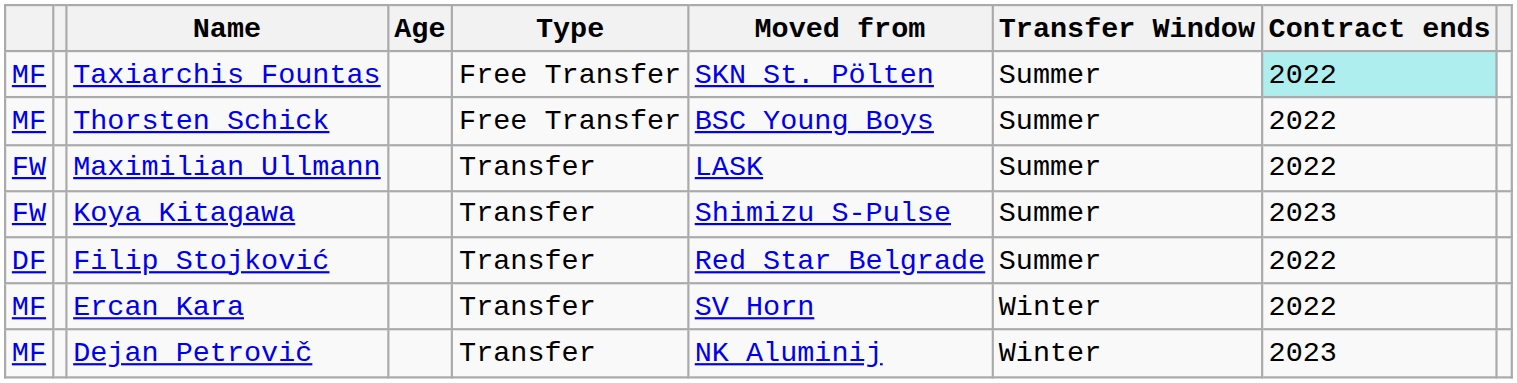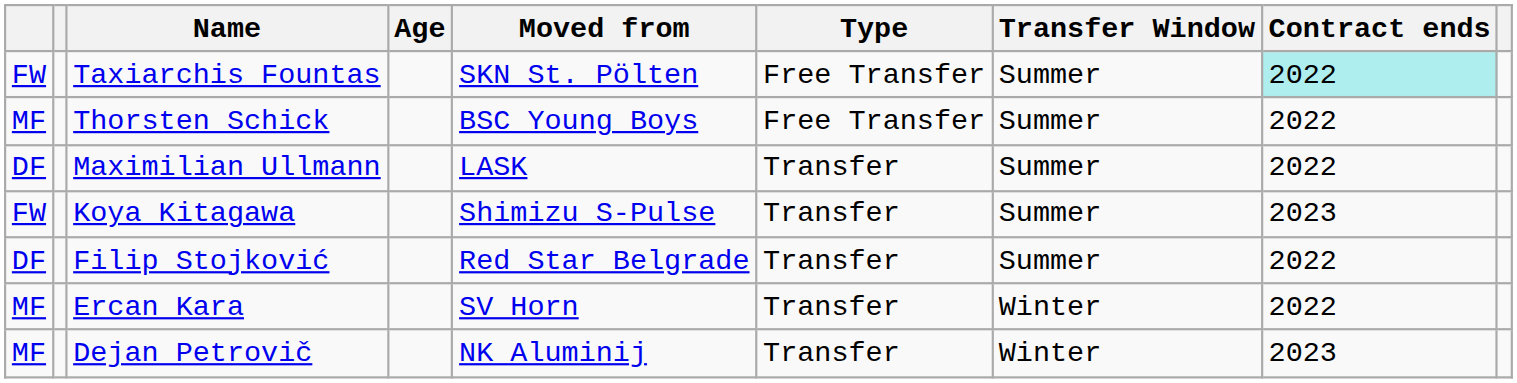columns swapped: (840, 28) <-> (570, 28)
(29, 75) MF -> (29, 75) FW
(29, 167) FW -> (29, 167) DF
